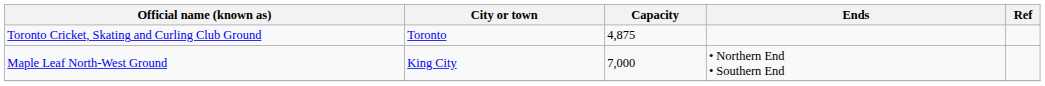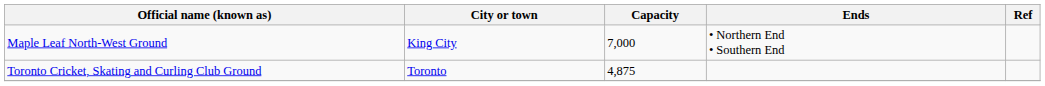rows swapped: (87, 63) <-> (134, 35)
